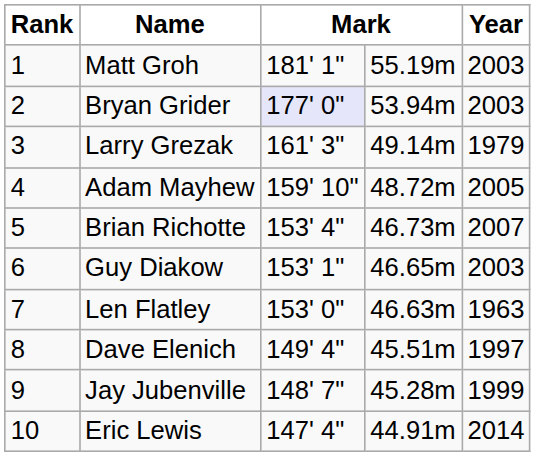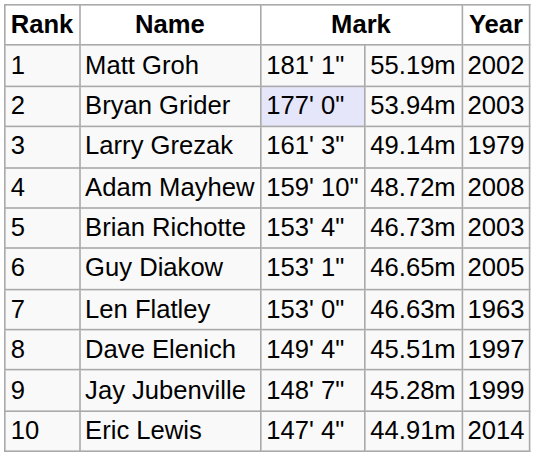(496, 65) 2003 -> (496, 65) 2002
(496, 187) 2005 -> (496, 187) 2008
(496, 227) 2007 -> (496, 227) 2003
(496, 268) 2003 -> (496, 268) 2005
